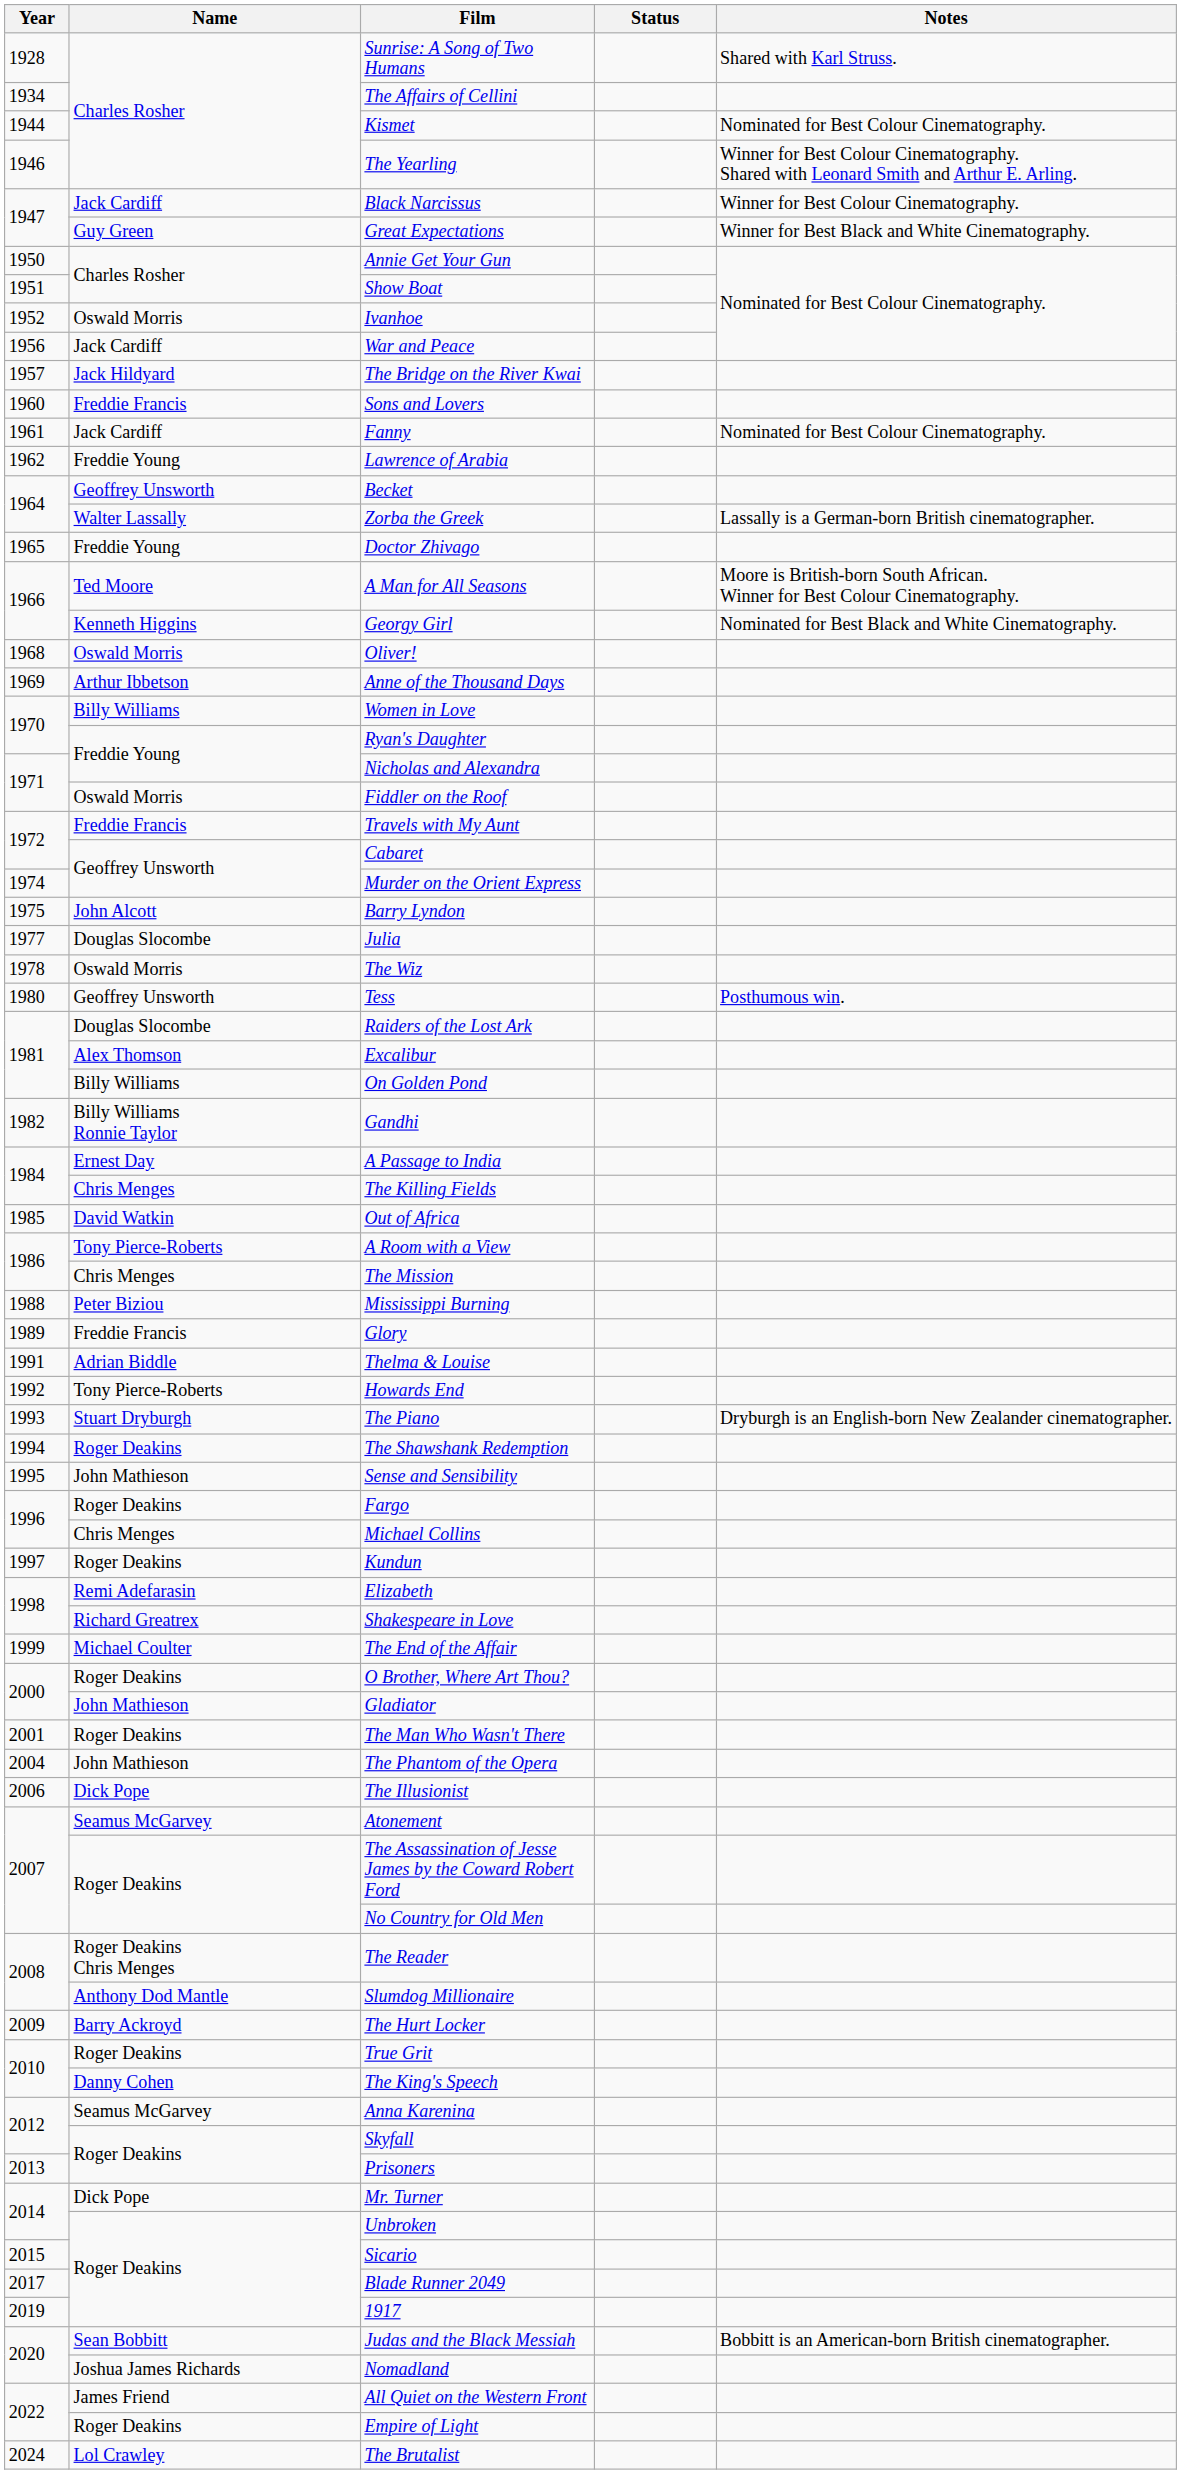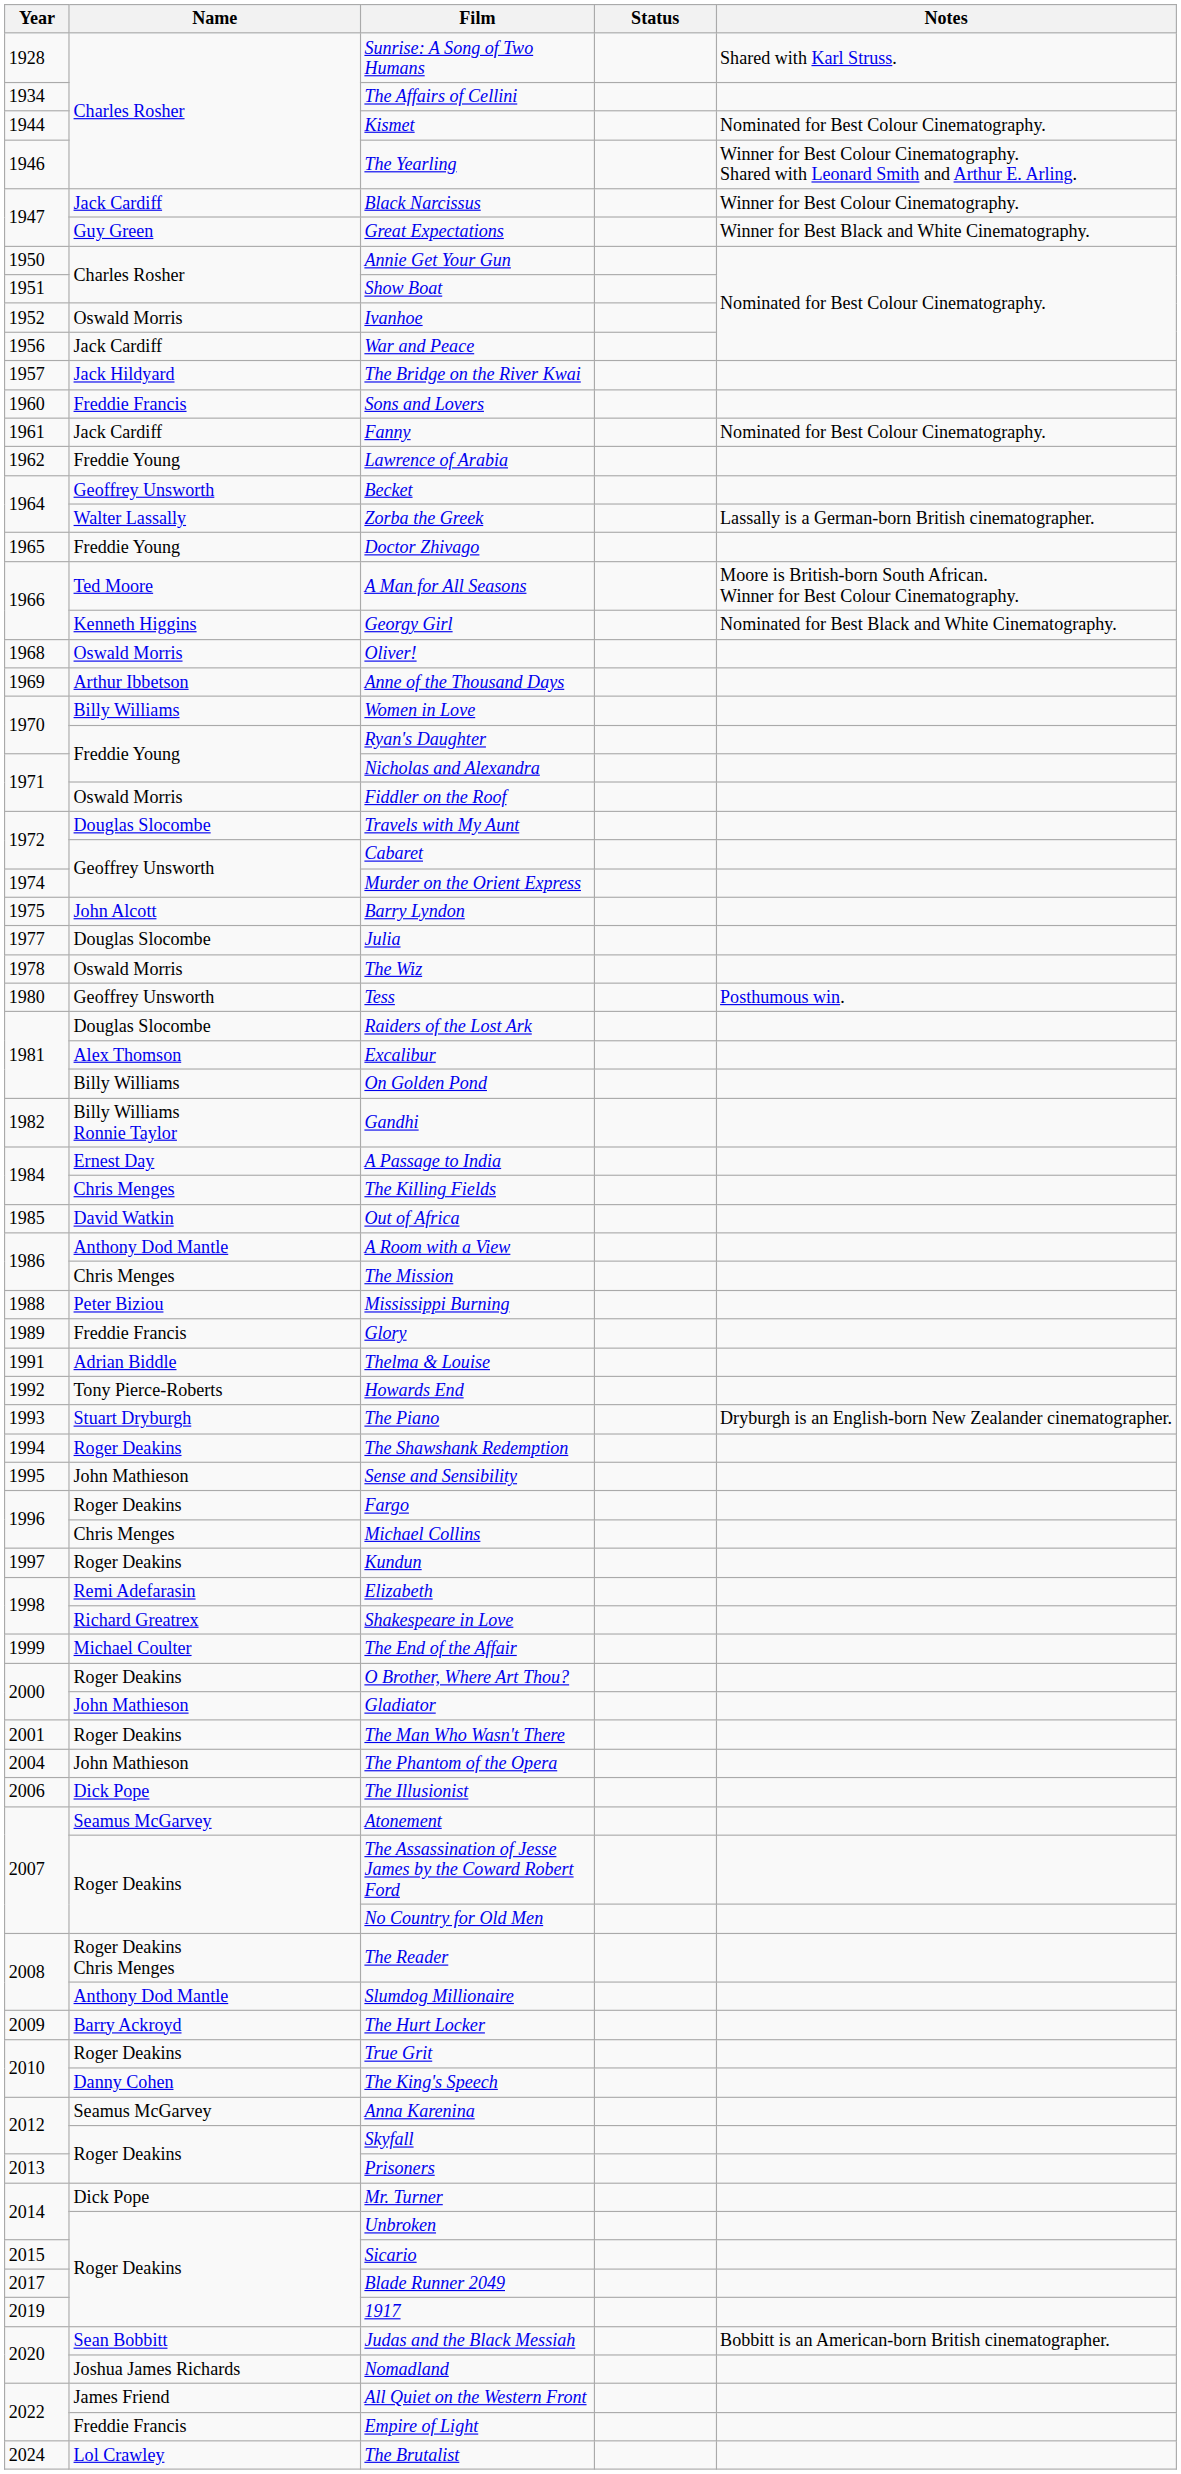(130, 825) Freddie Francis -> (142, 825) Douglas Slocombe
(148, 1247) Tony Pierce-Roberts -> (151, 1247) Anthony Dod Mantle
(128, 2426) Roger Deakins -> (130, 2426) Freddie Francis
